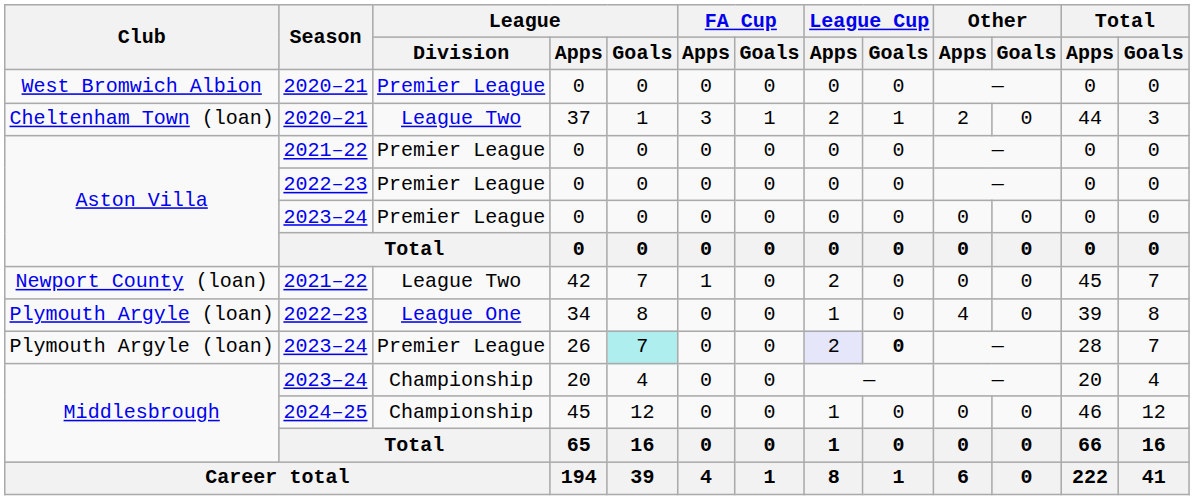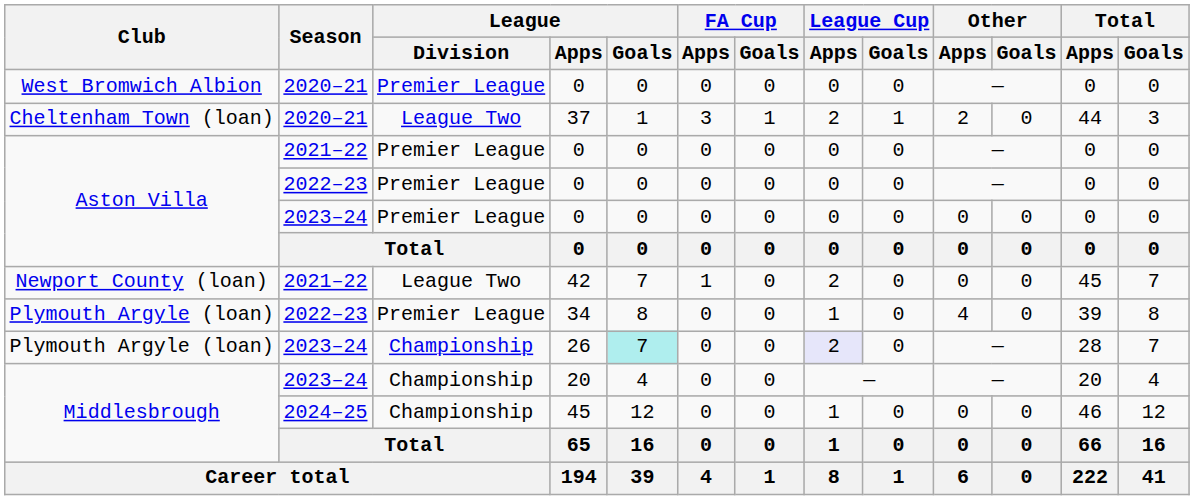(461, 315) League One -> (461, 315) Premier League
(461, 347) Premier League -> (461, 347) Championship
(899, 347) bold -> (899, 347) normal
